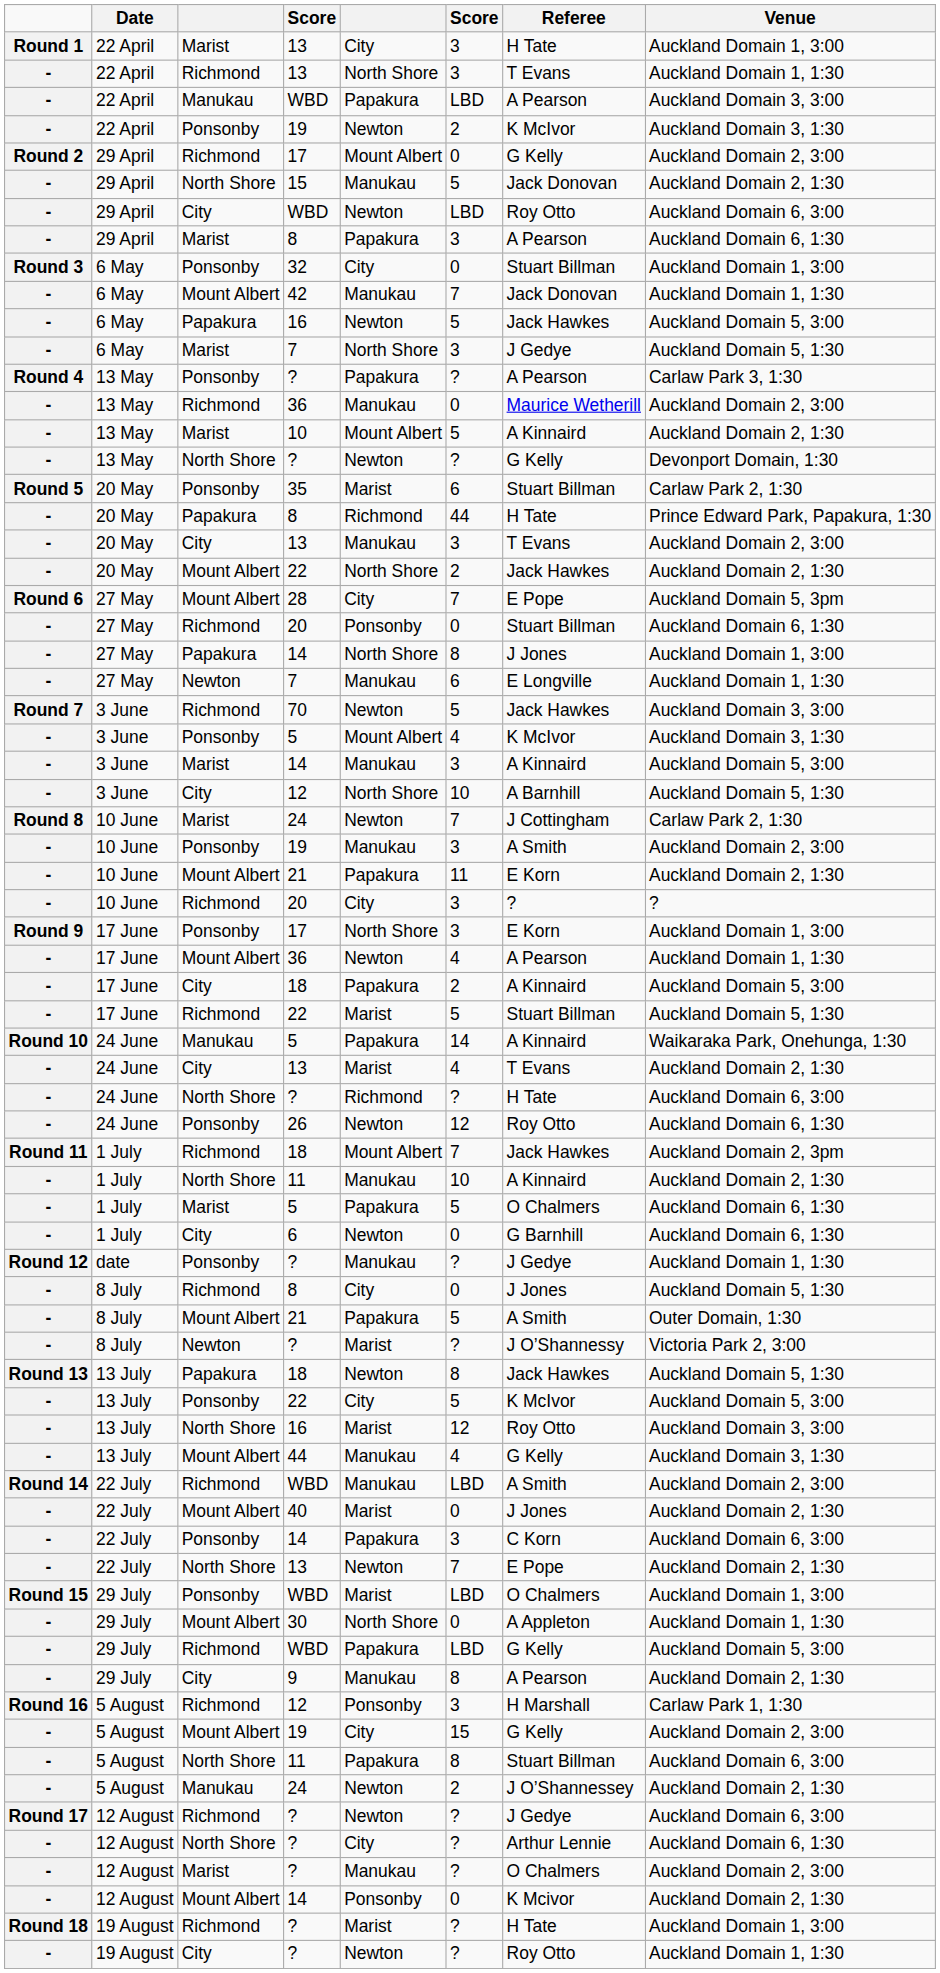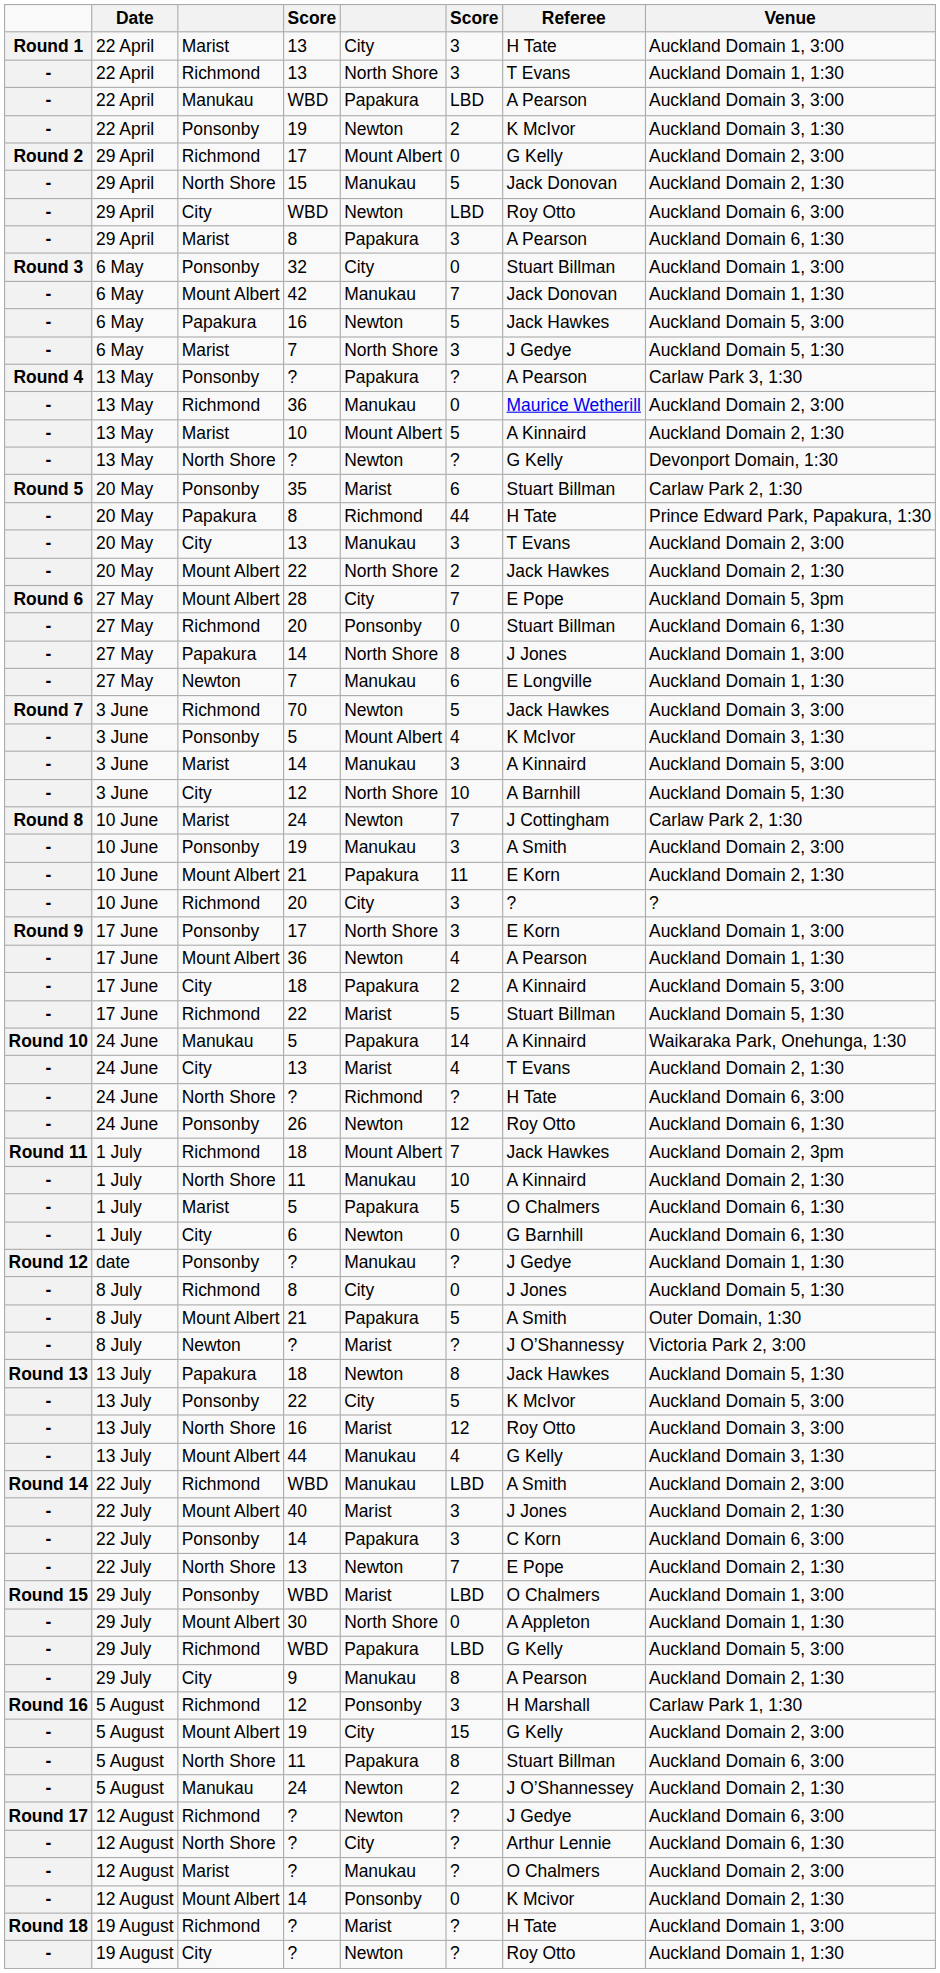(455, 1511) 0 -> (455, 1511) 3
